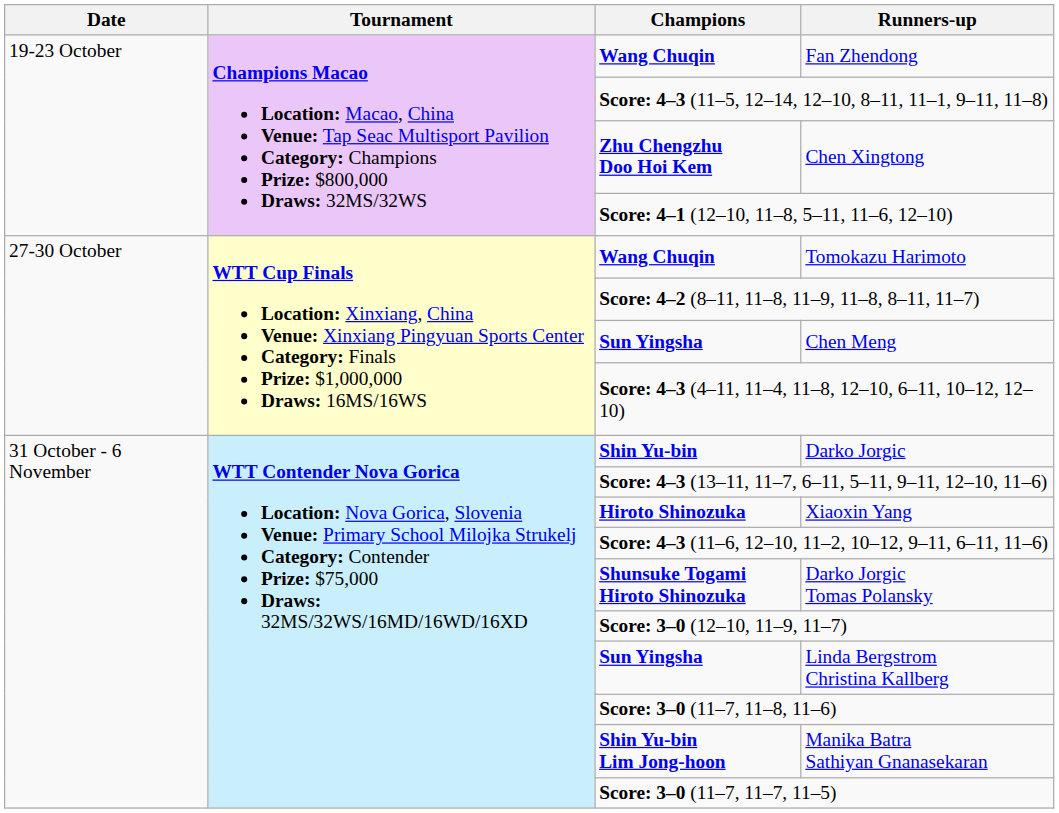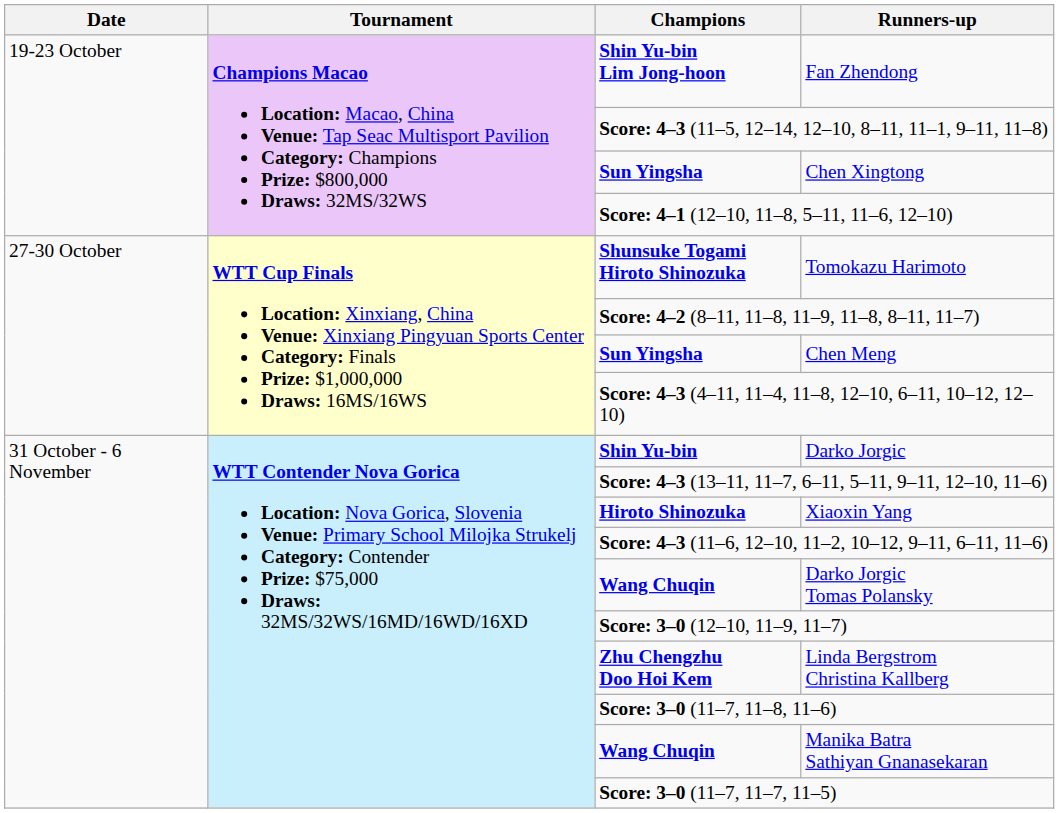(657, 56) Wang Chuqin -> (662, 61) Shin Yu-bin Lim Jong-hoon
(661, 156) Zhu Chengzhu Doo Hoi Kem -> (651, 171) Sun Yingsha
(657, 256) Wang Chuqin -> (673, 261) Shunsuke Togami Hiroto Shinozuka
(673, 584) Shunsuke Togami Hiroto Shinozuka -> (657, 584) Wang Chuqin
(651, 656) Sun Yingsha -> (661, 667) Zhu Chengzhu Doo Hoi Kem
(662, 750) Shin Yu-bin Lim Jong-hoon -> (657, 750) Wang Chuqin
